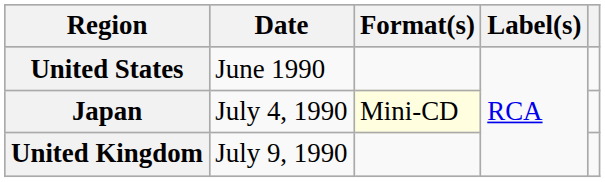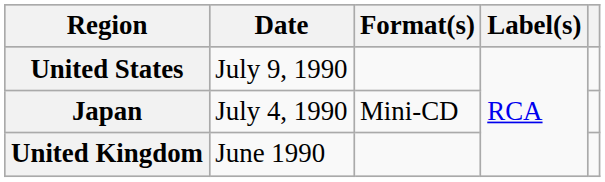(270, 68) June 1990 -> (281, 68) July 9, 1990
(409, 111) lightyellow background -> (409, 111) no background
(281, 153) July 9, 1990 -> (270, 153) June 1990
